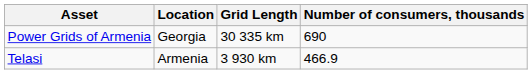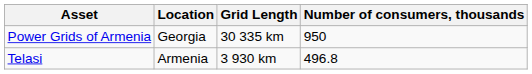(315, 36) 690 -> (315, 36) 950
(321, 58) 466.9 -> (321, 58) 496.8
